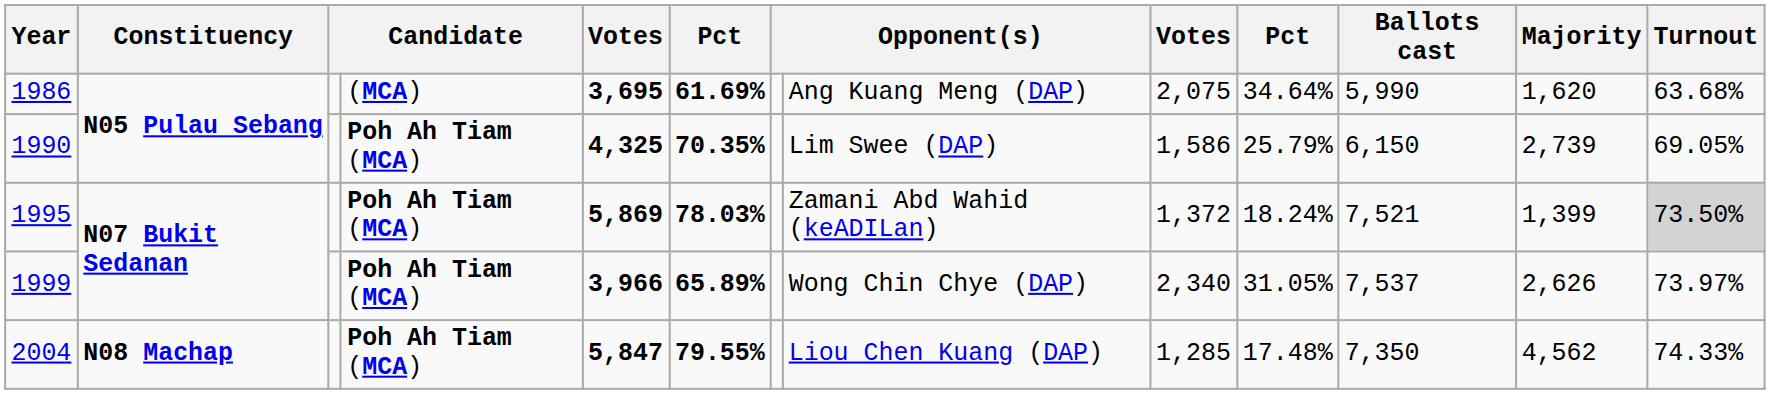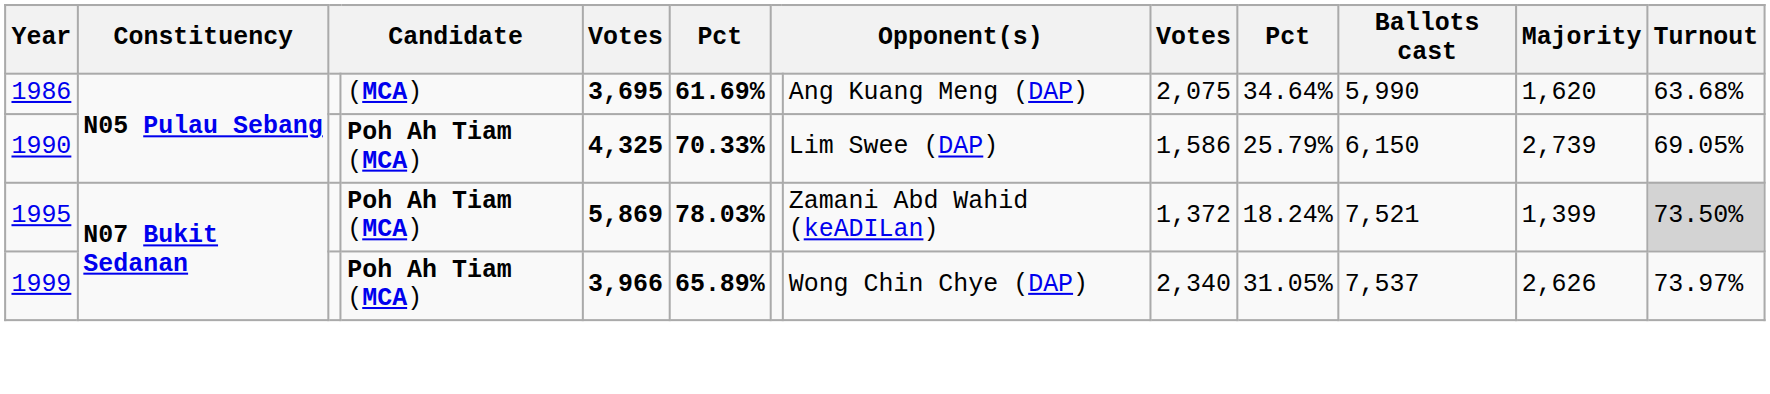(720, 148) 70.35% -> (720, 148) 70.33%
- row: (41, 354)
